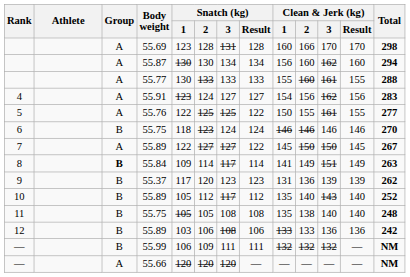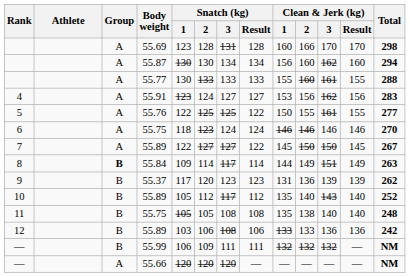(284, 96) 154 -> (284, 96) 153
(119, 130) B -> (119, 130) A
(284, 163) 141 -> (284, 163) 144
